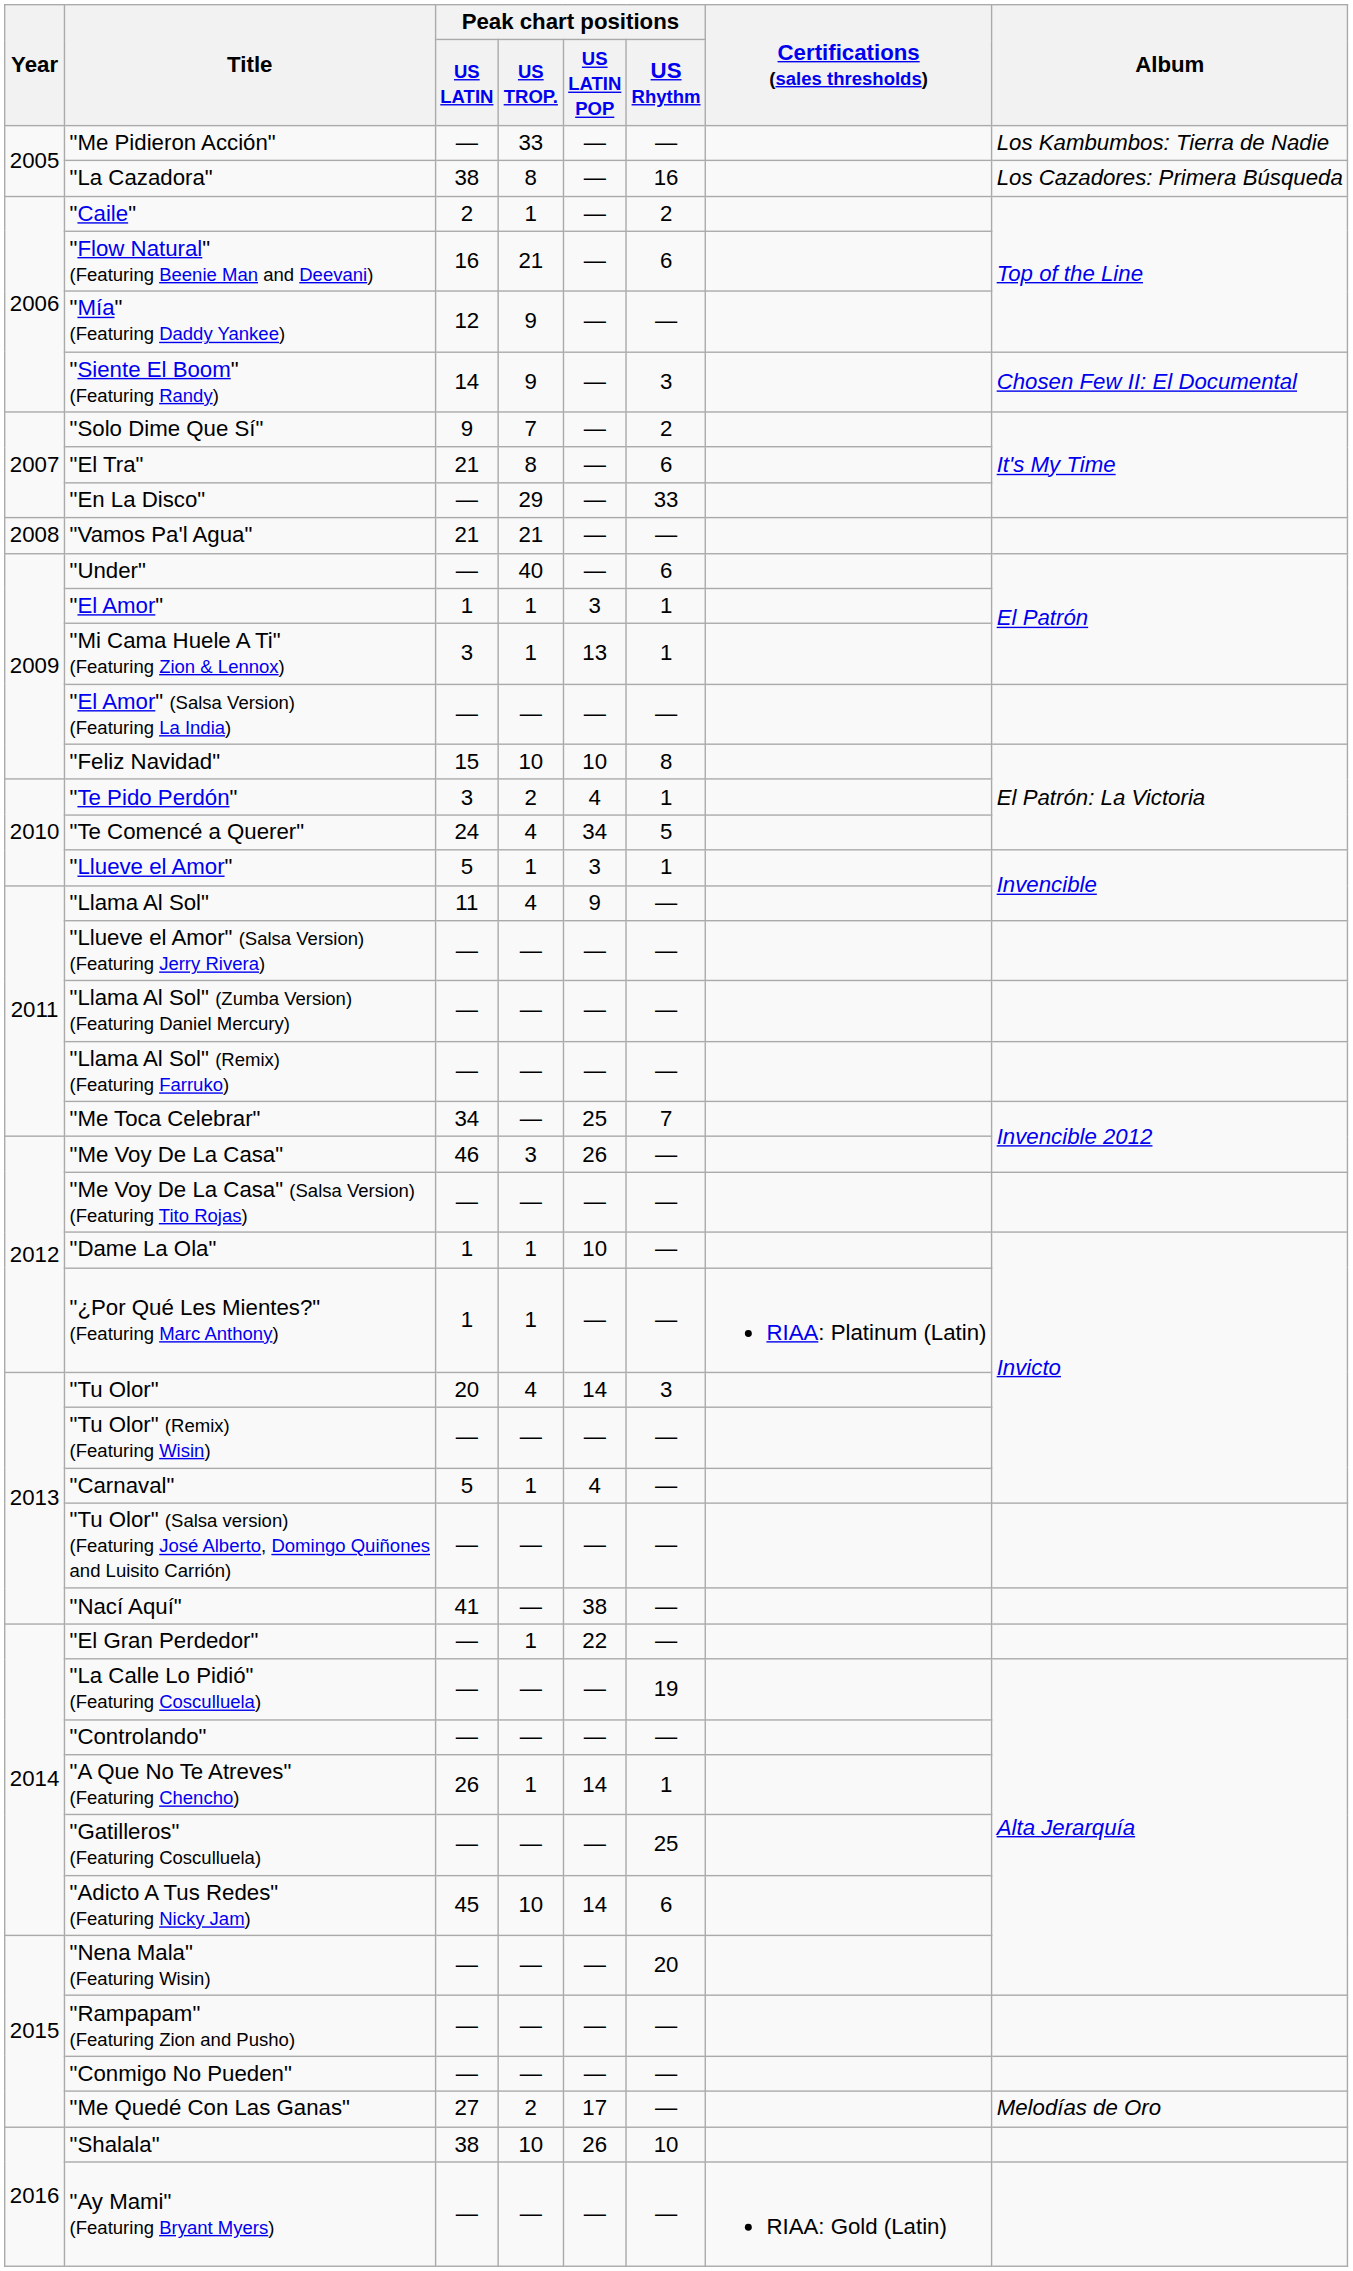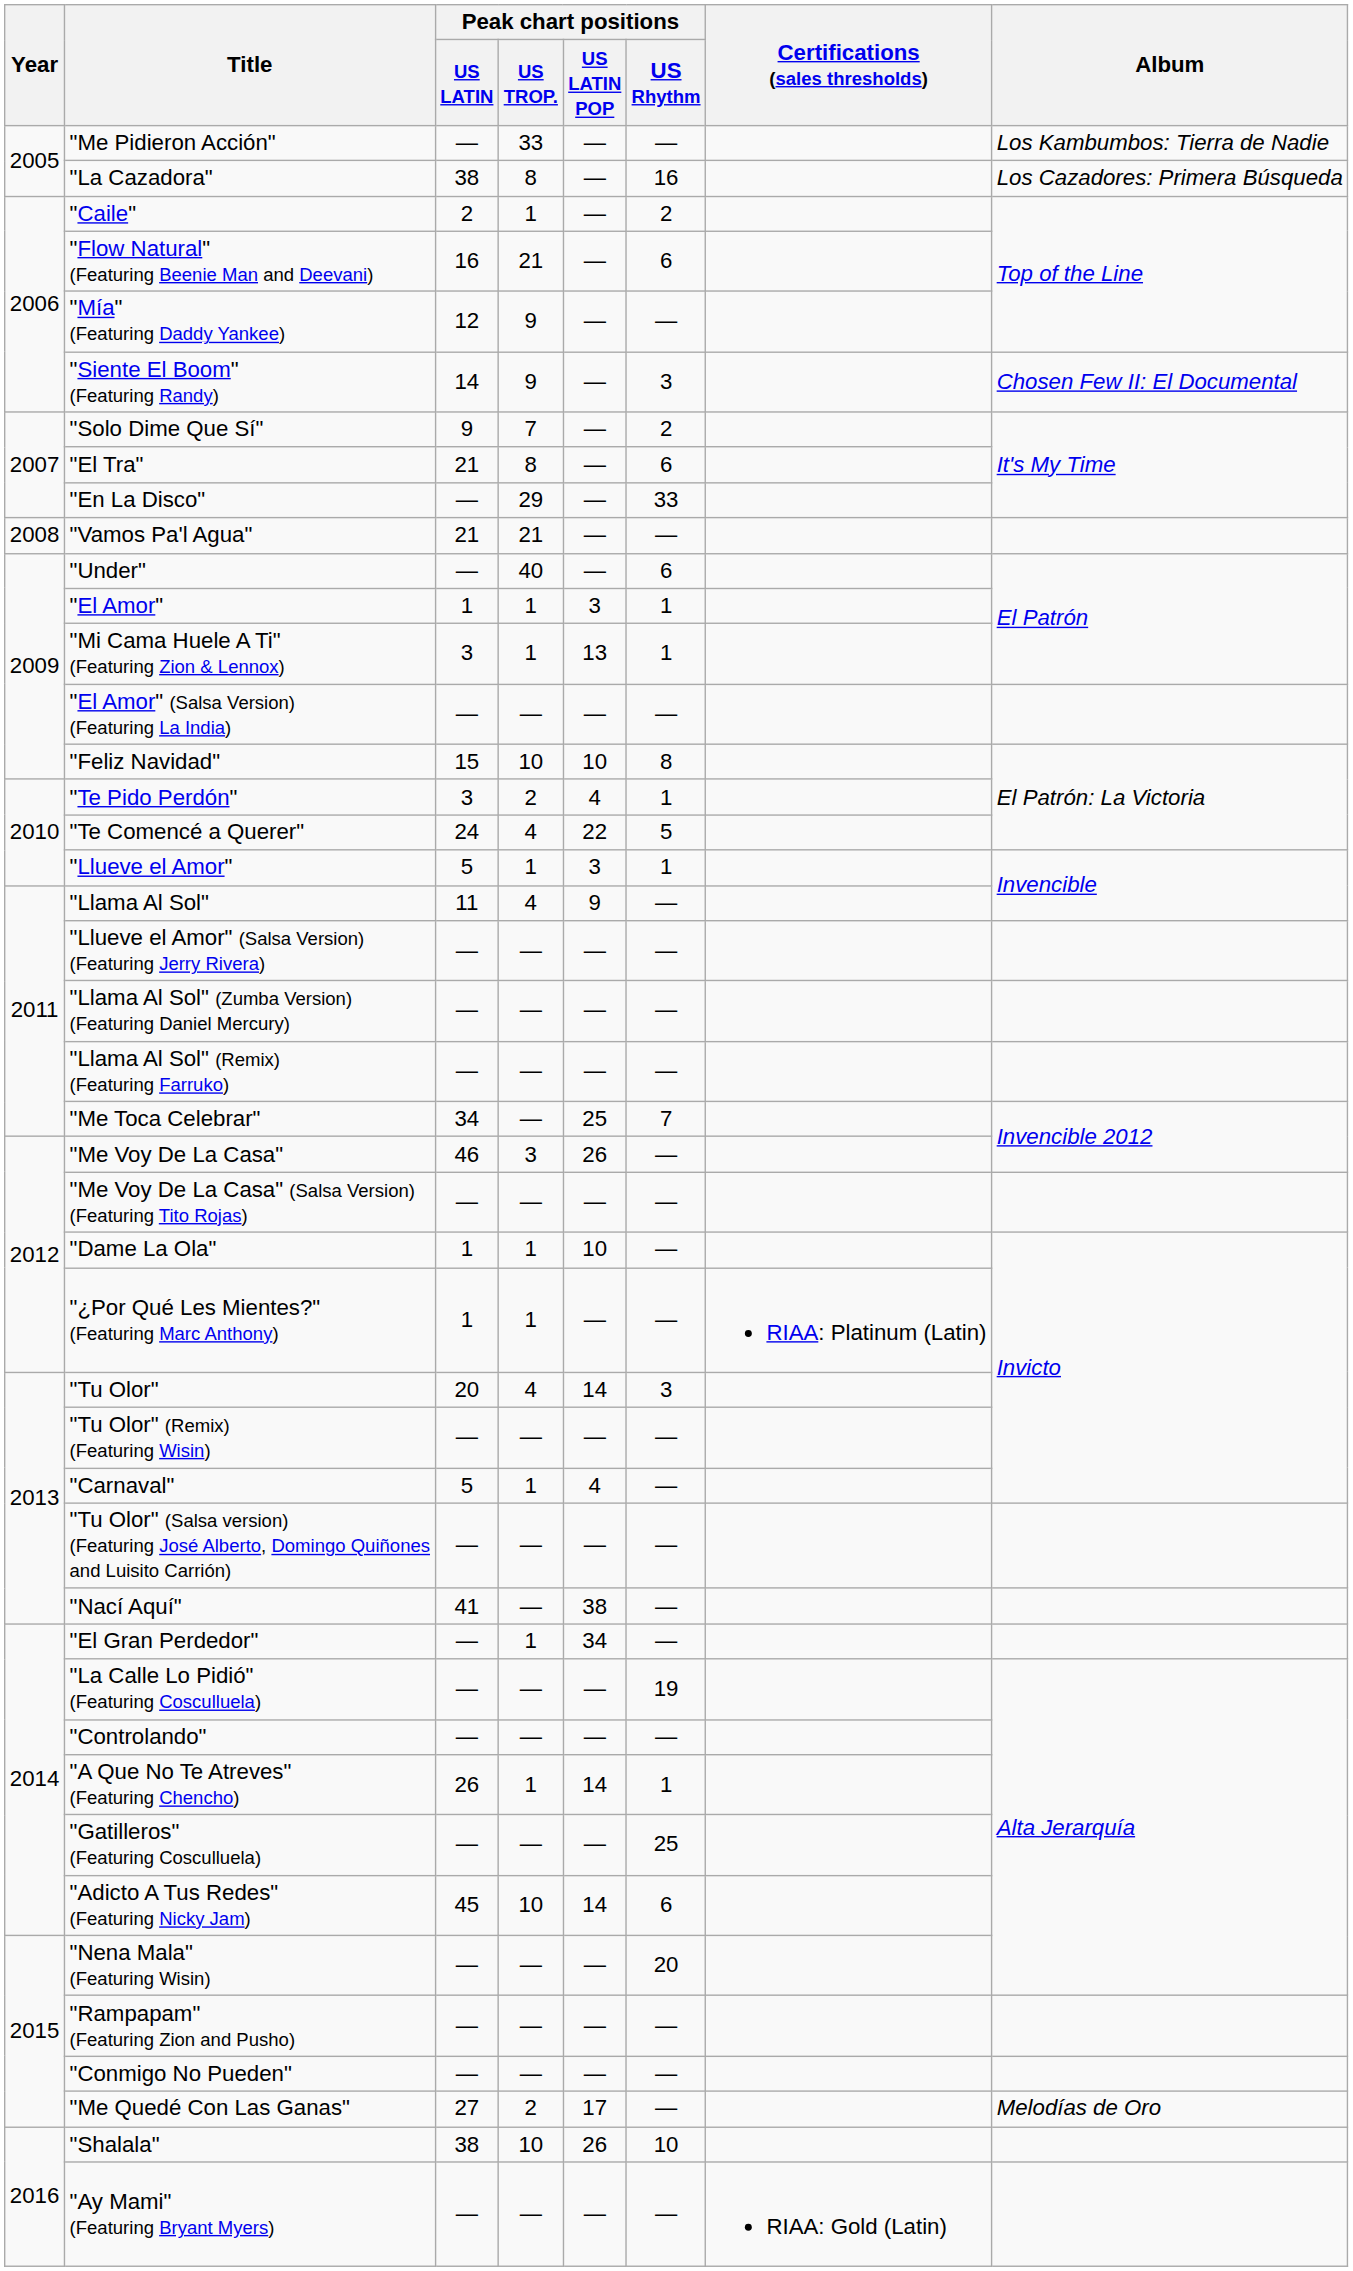(595, 832) 34 -> (595, 832) 22
(595, 1641) 22 -> (595, 1641) 34
